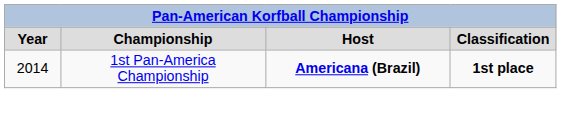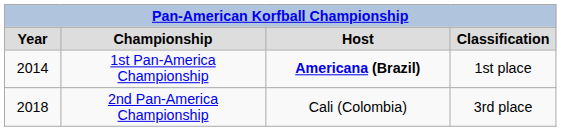(503, 69) bold -> (503, 69) normal
+ row: (163, 107)
